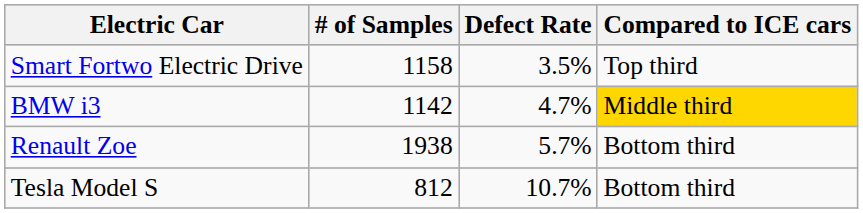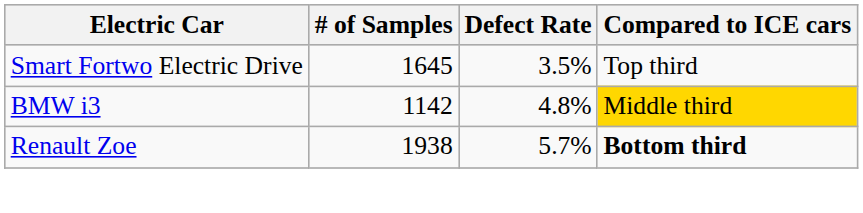(428, 65) 1158 -> (427, 65) 1645
(565, 106) 4.7% -> (565, 106) 4.8%
(669, 146) normal -> (675, 146) bold
- row: (84, 187)
